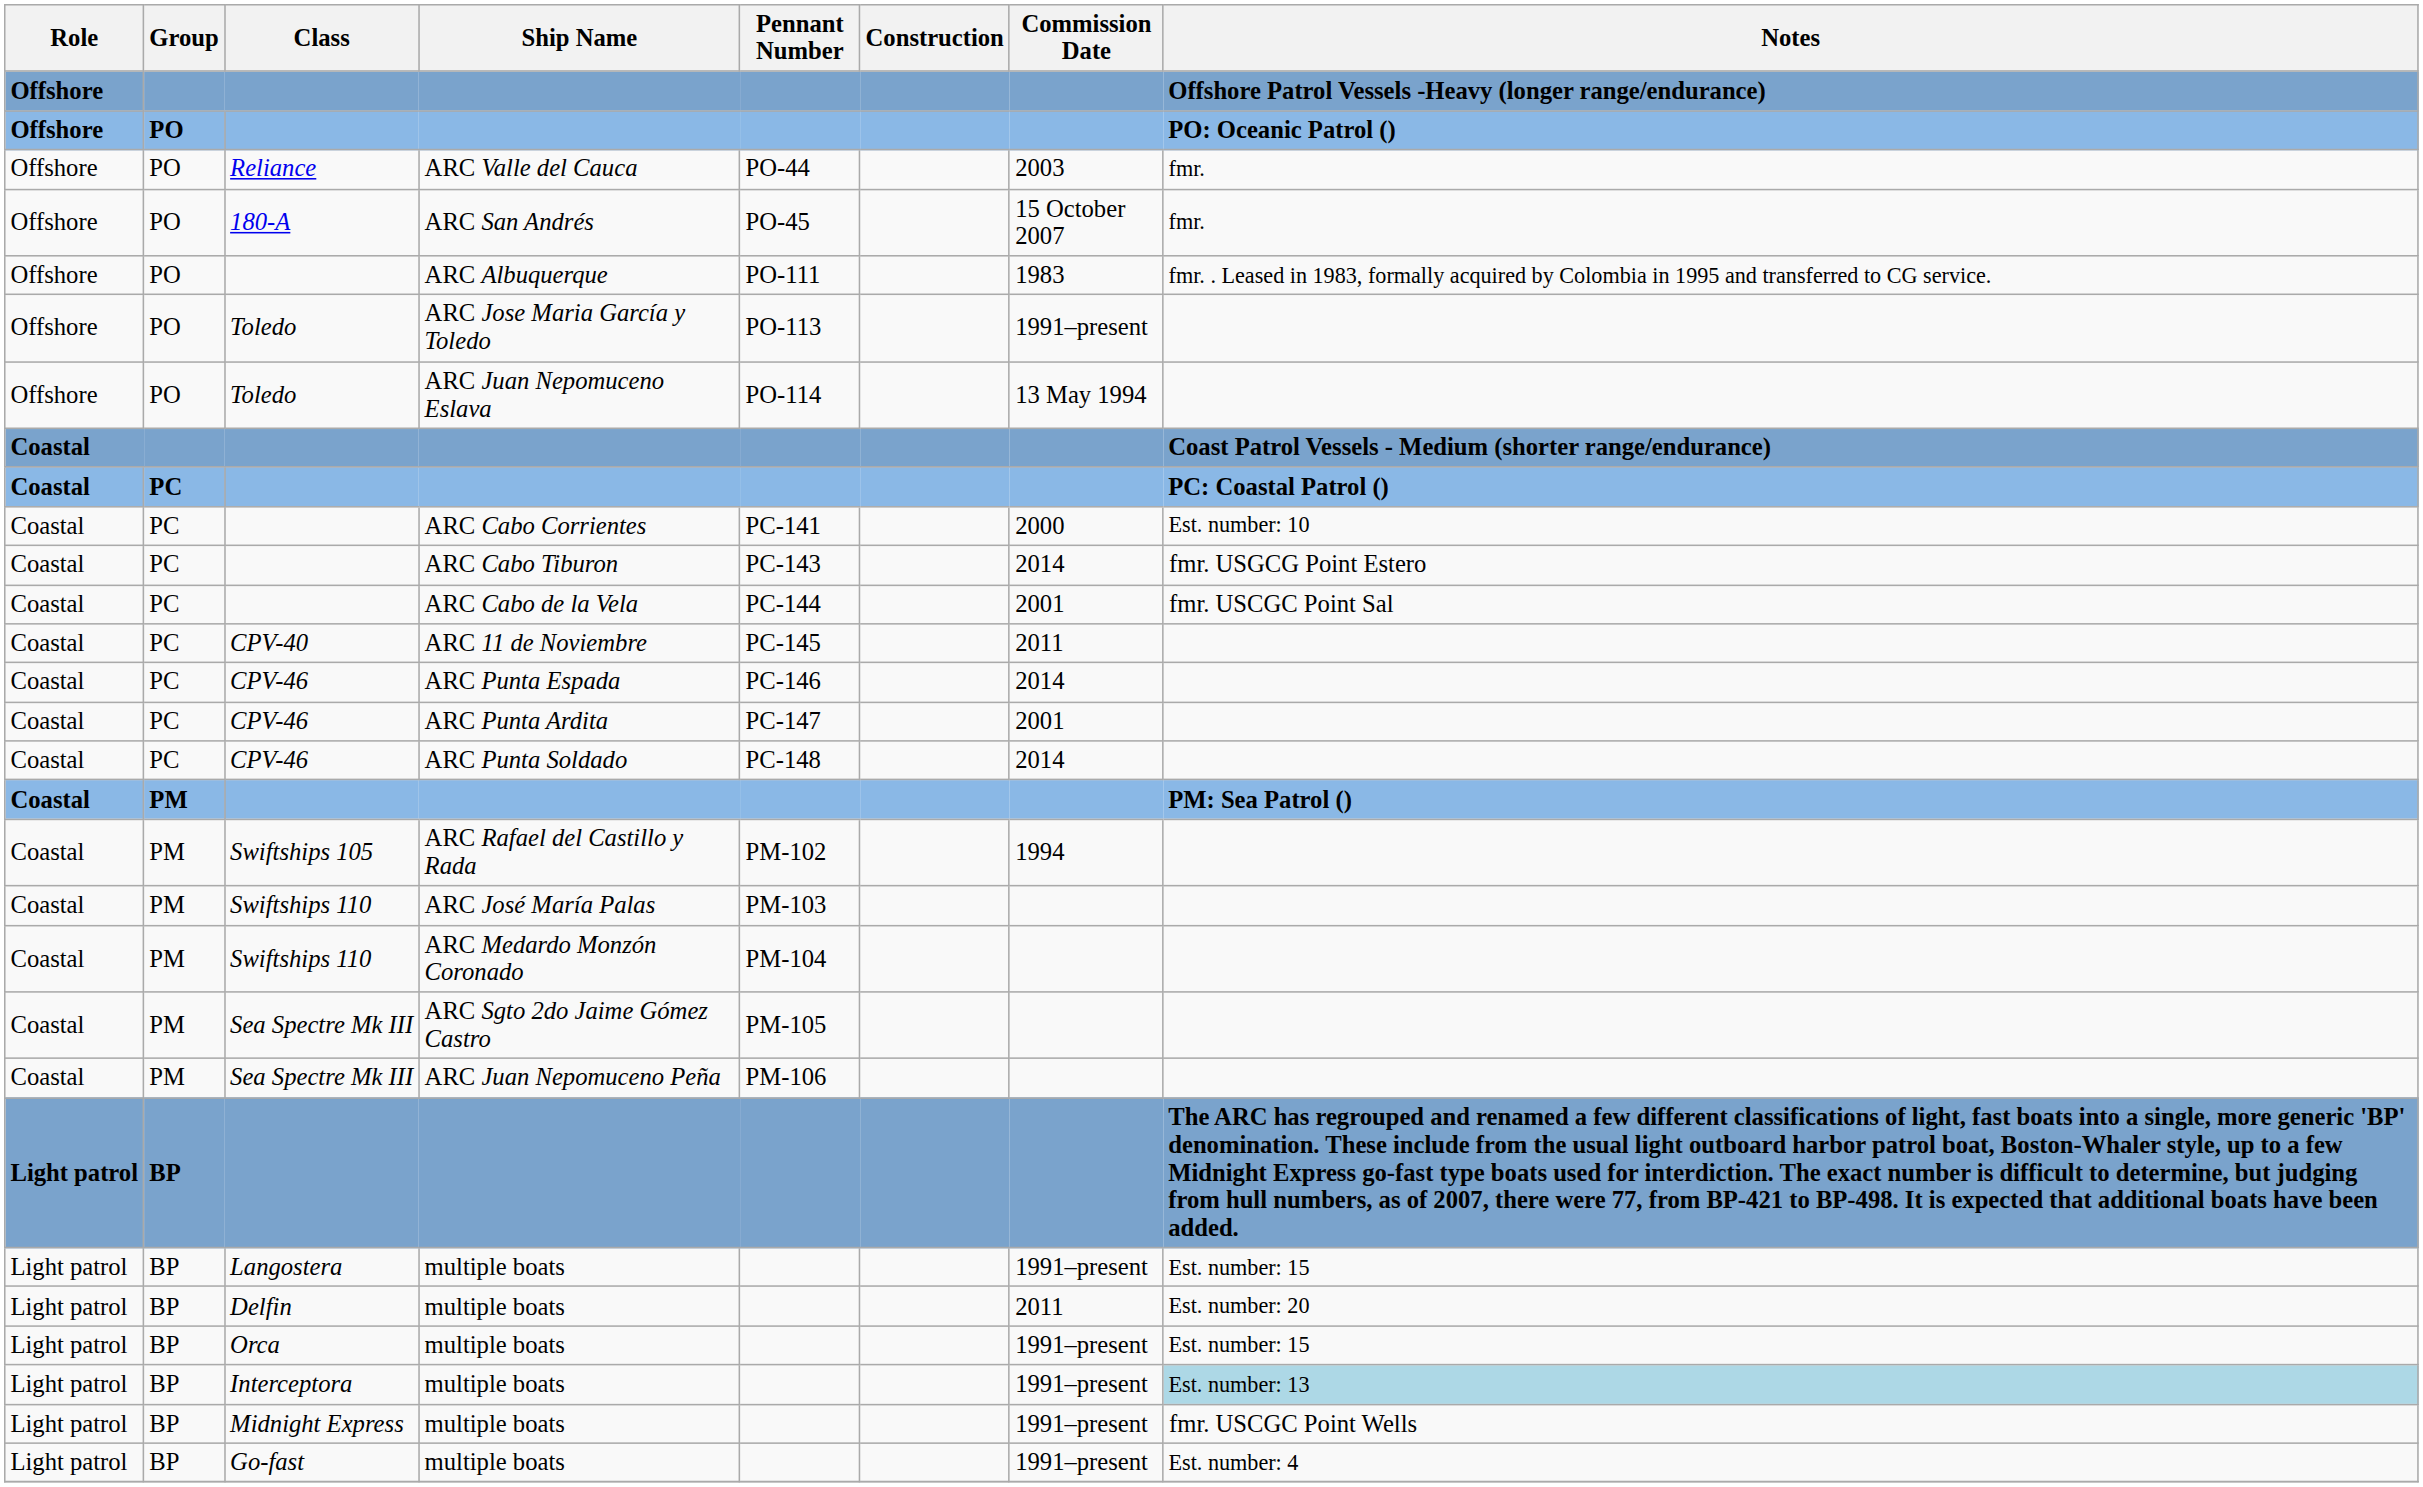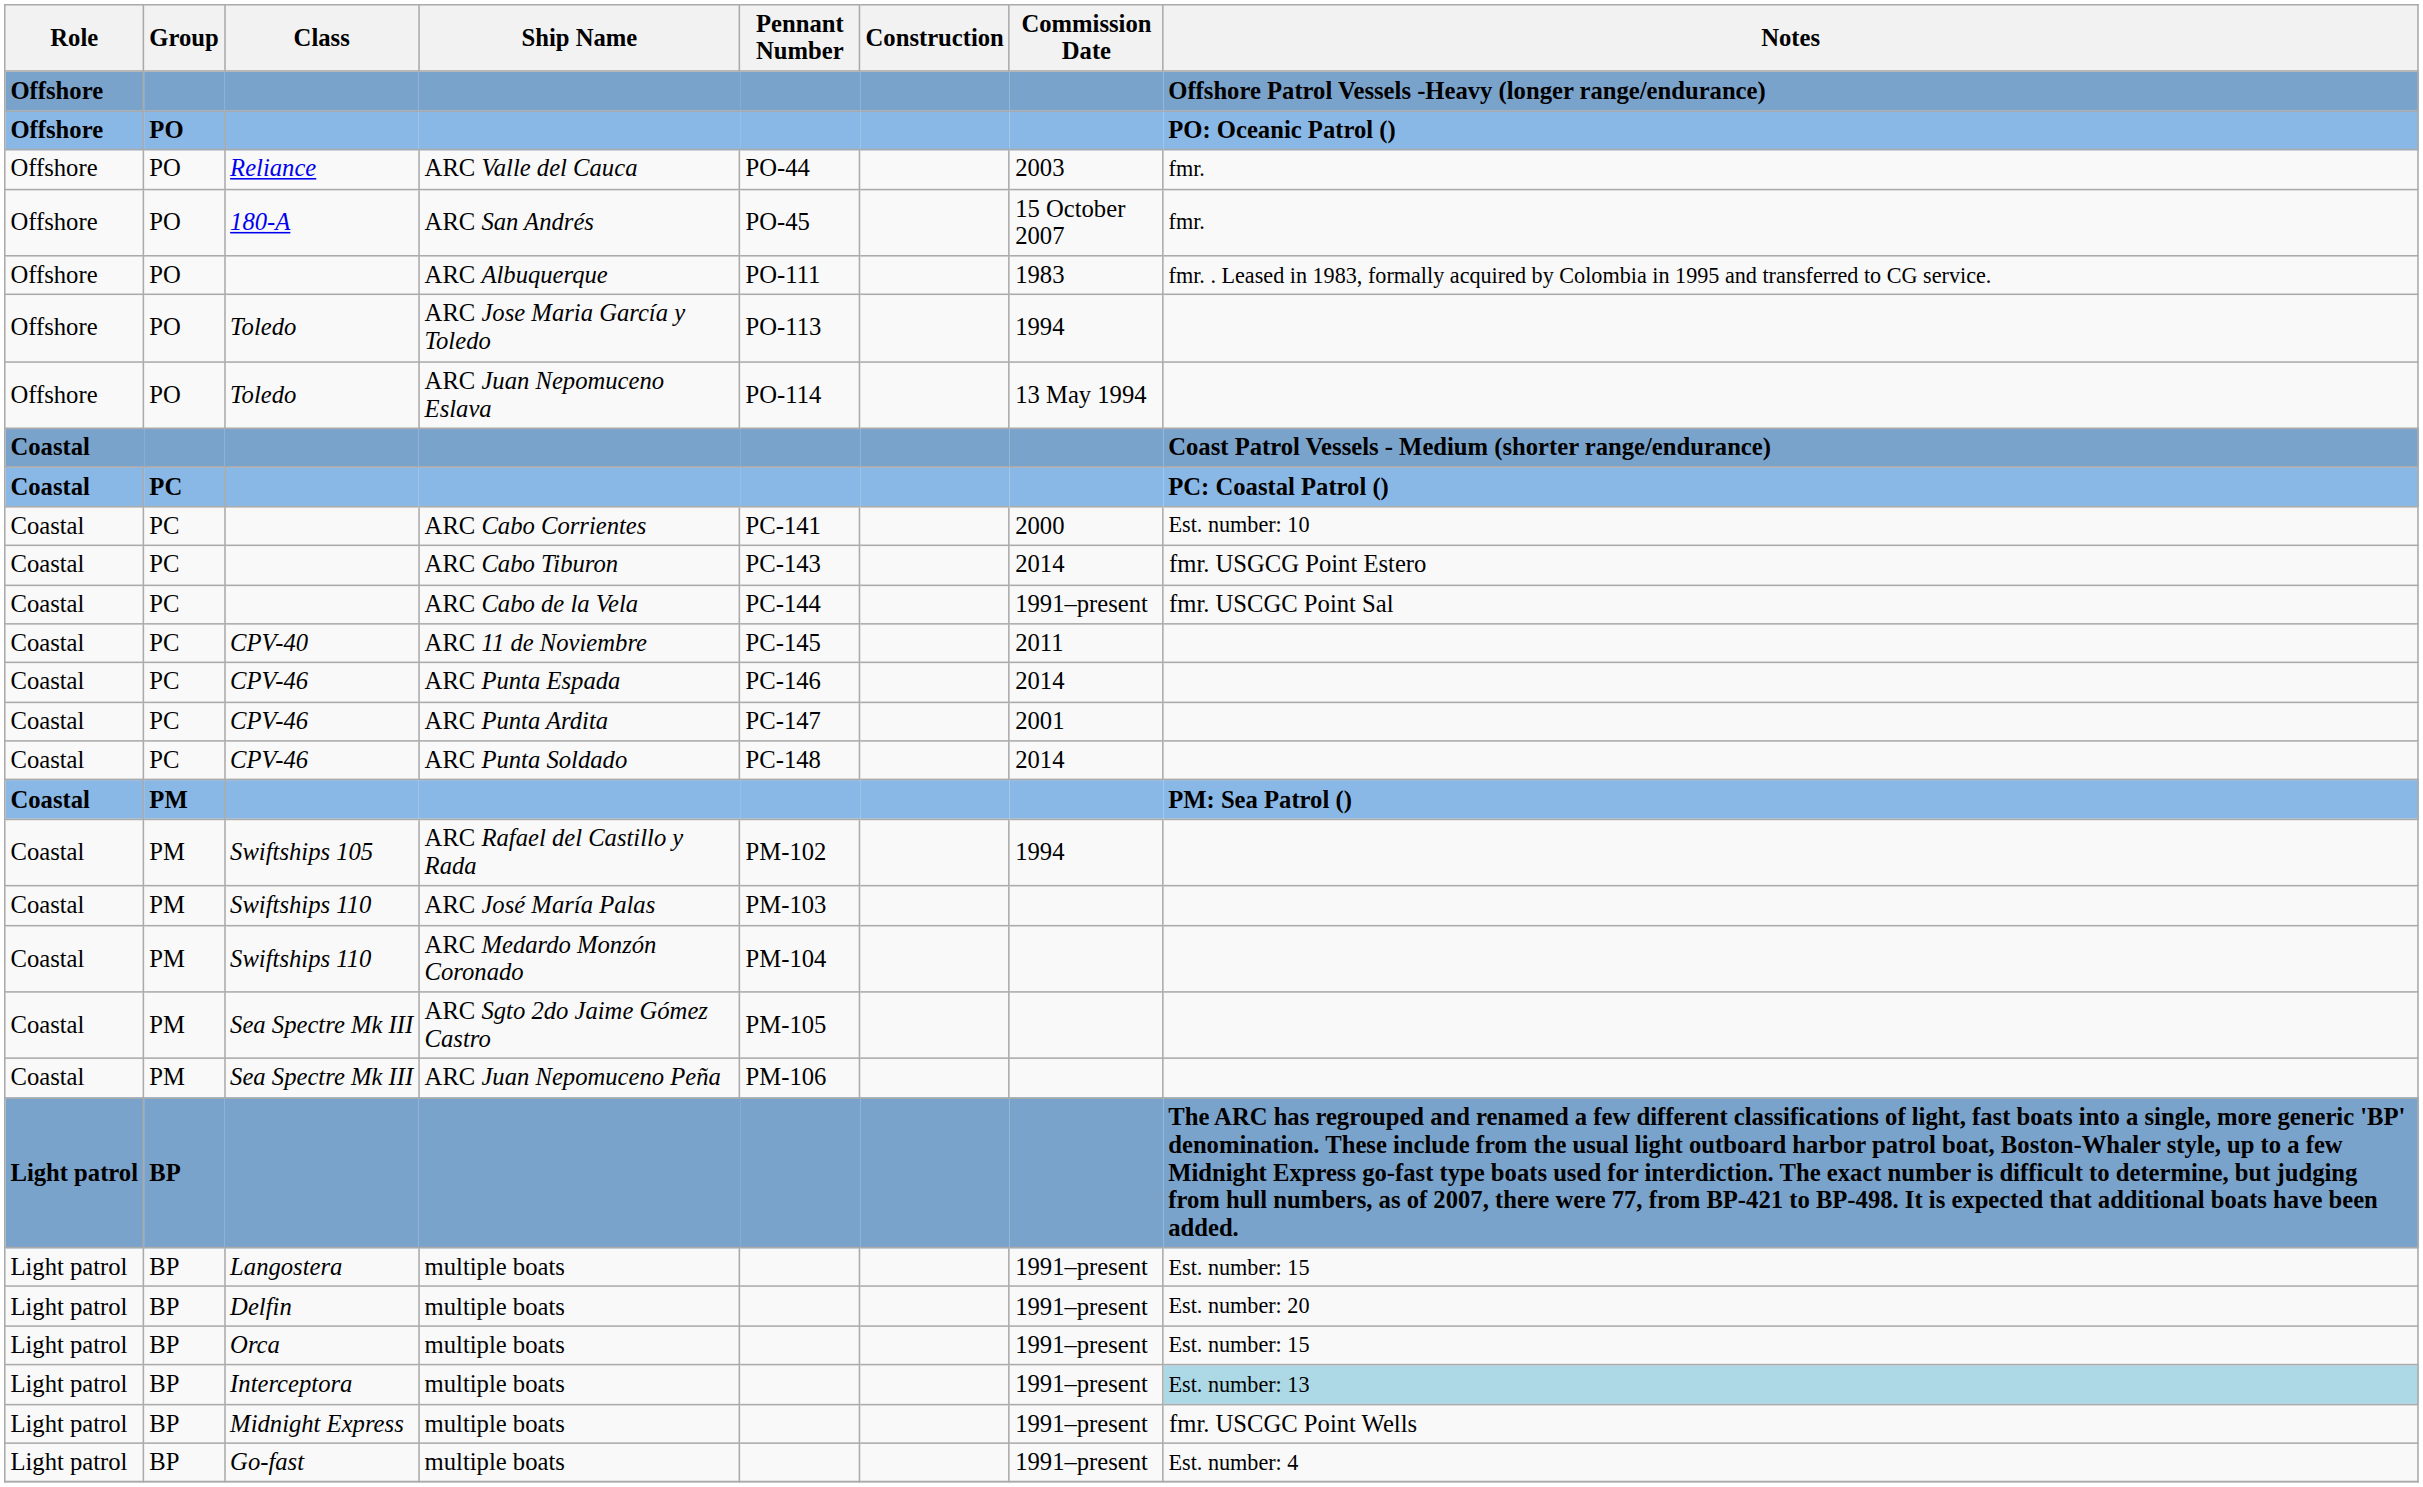(1082, 327) 1991–present -> (1040, 327) 1994
(1040, 603) 2001 -> (1082, 603) 1991–present
(1039, 1305) 2011 -> (1082, 1305) 1991–present
